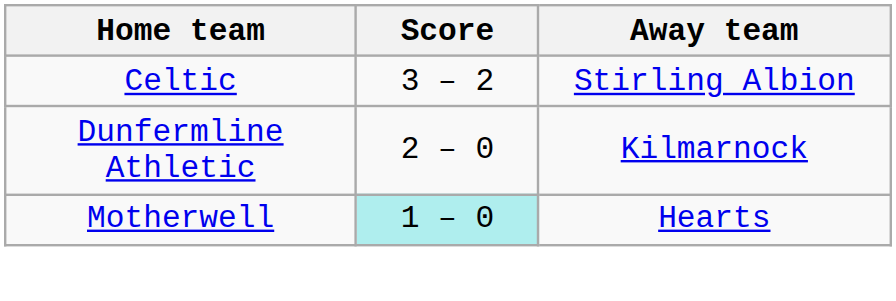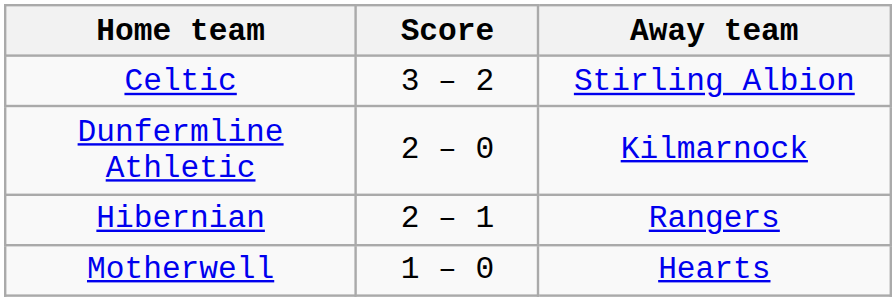+ row: (181, 219)
(447, 219) paleturquoise background -> (447, 270) no background
